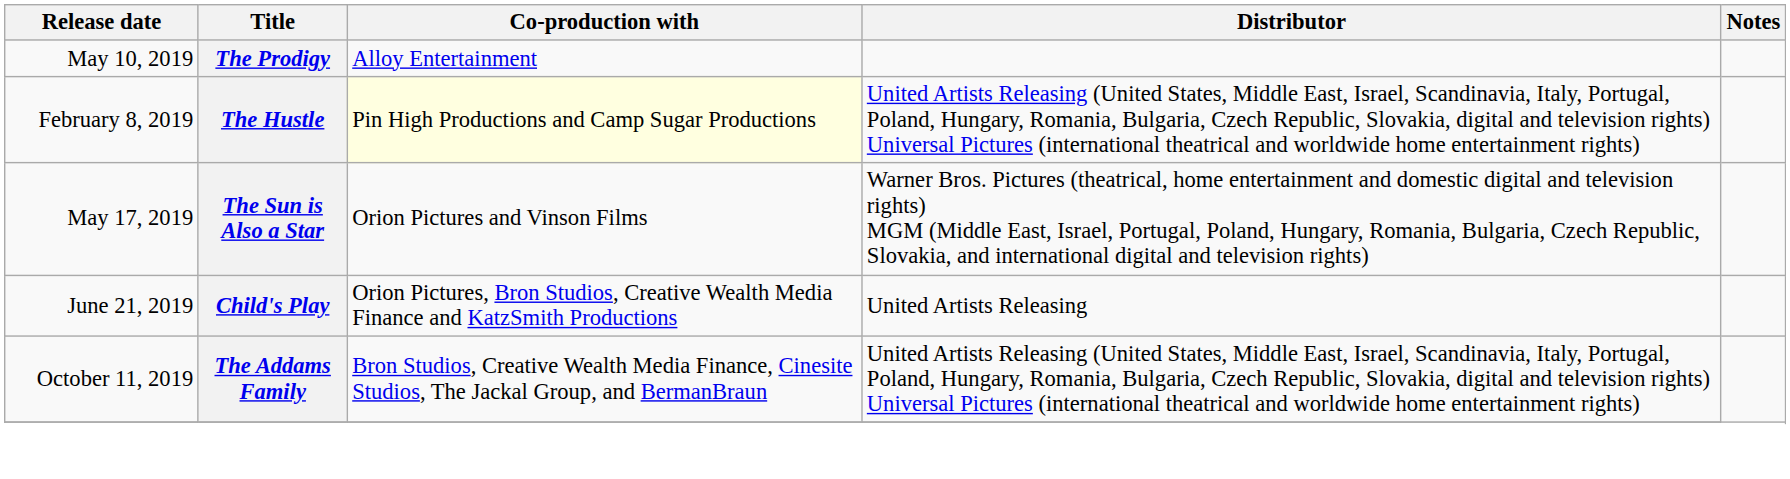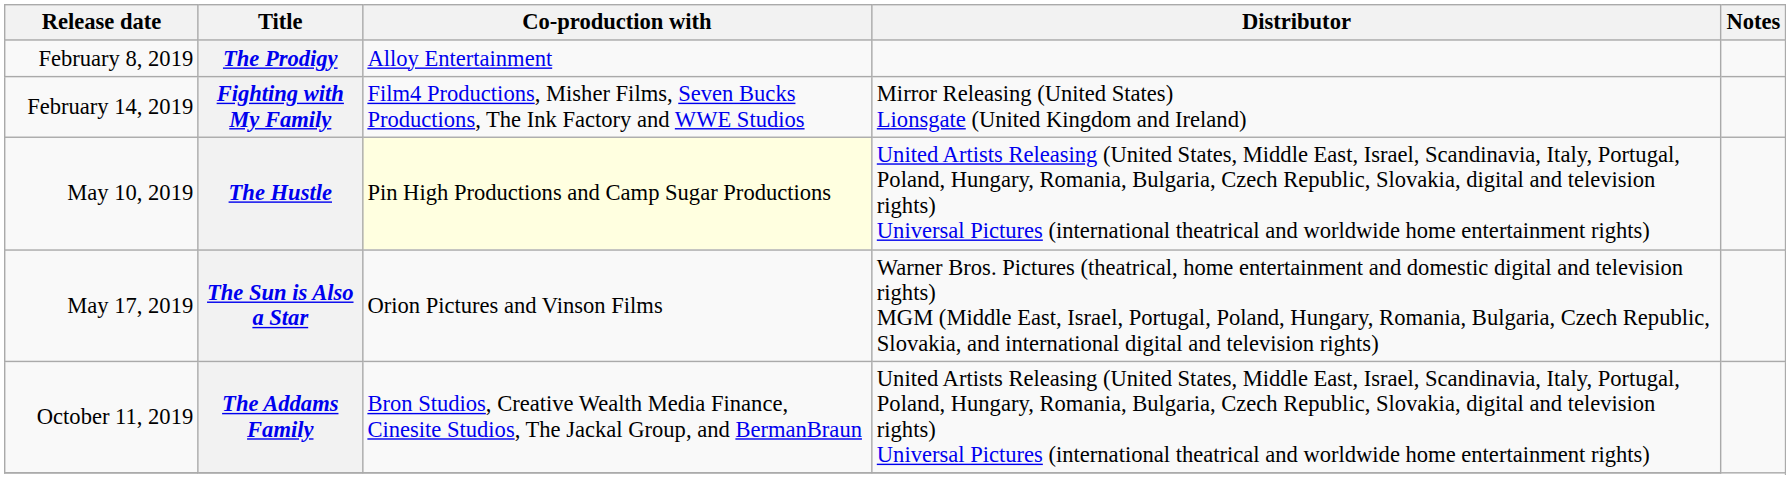(130, 58) May 10, 2019 -> (116, 58) February 8, 2019
+ row: (280, 106)
(116, 119) February 8, 2019 -> (130, 193) May 10, 2019
- row: (273, 305)
